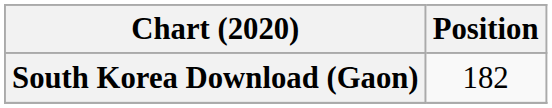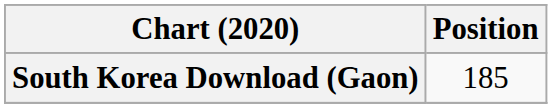(486, 77) 182 -> (486, 77) 185
